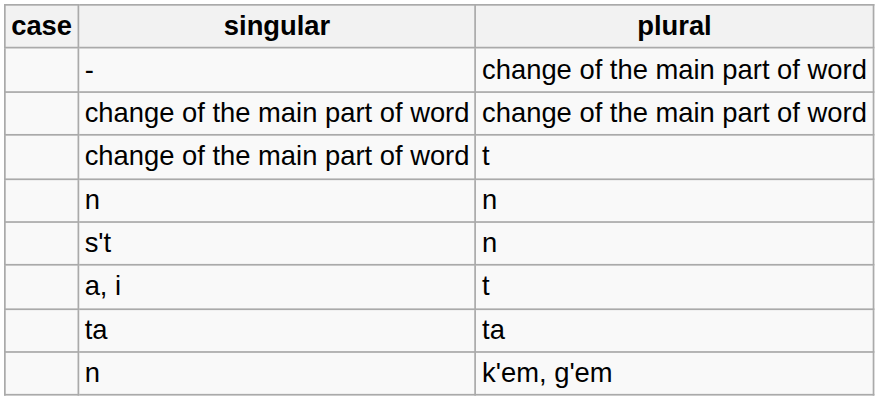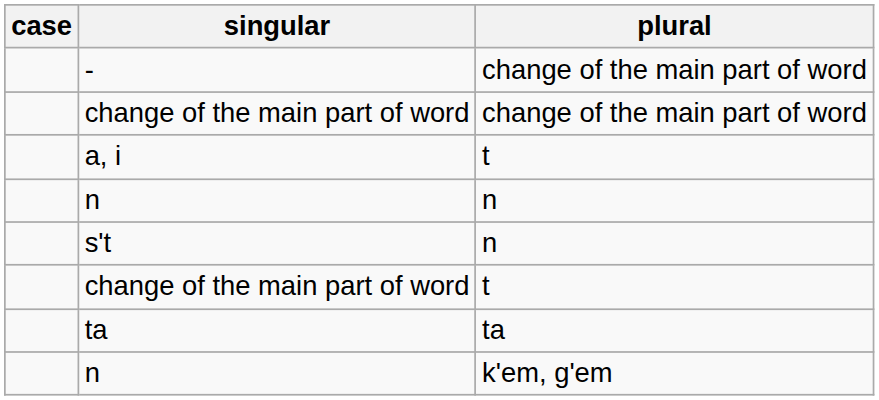rows swapped: (277, 156) <-> (103, 286)
